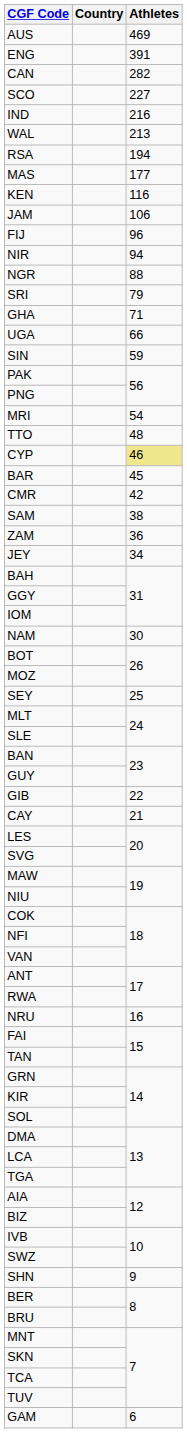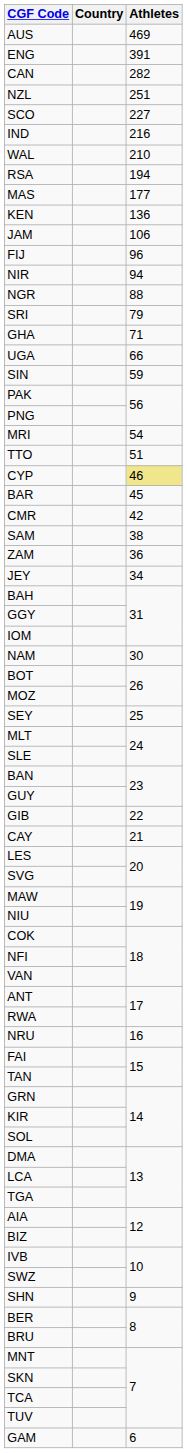+ row: (19, 94)
(140, 134) 213 -> (140, 154) 210
(139, 194) 116 -> (140, 214) 136
(136, 435) 48 -> (136, 455) 51
